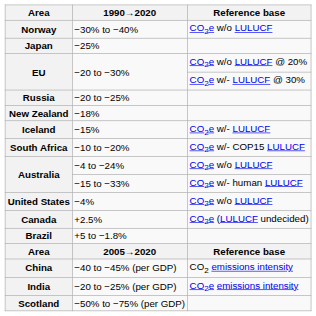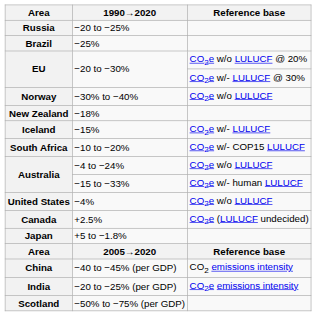rows swapped: (106, 29) <-> (102, 97)
(39, 46) Japan -> (39, 44) Brazil
(39, 236) Brazil -> (39, 236) Japan
